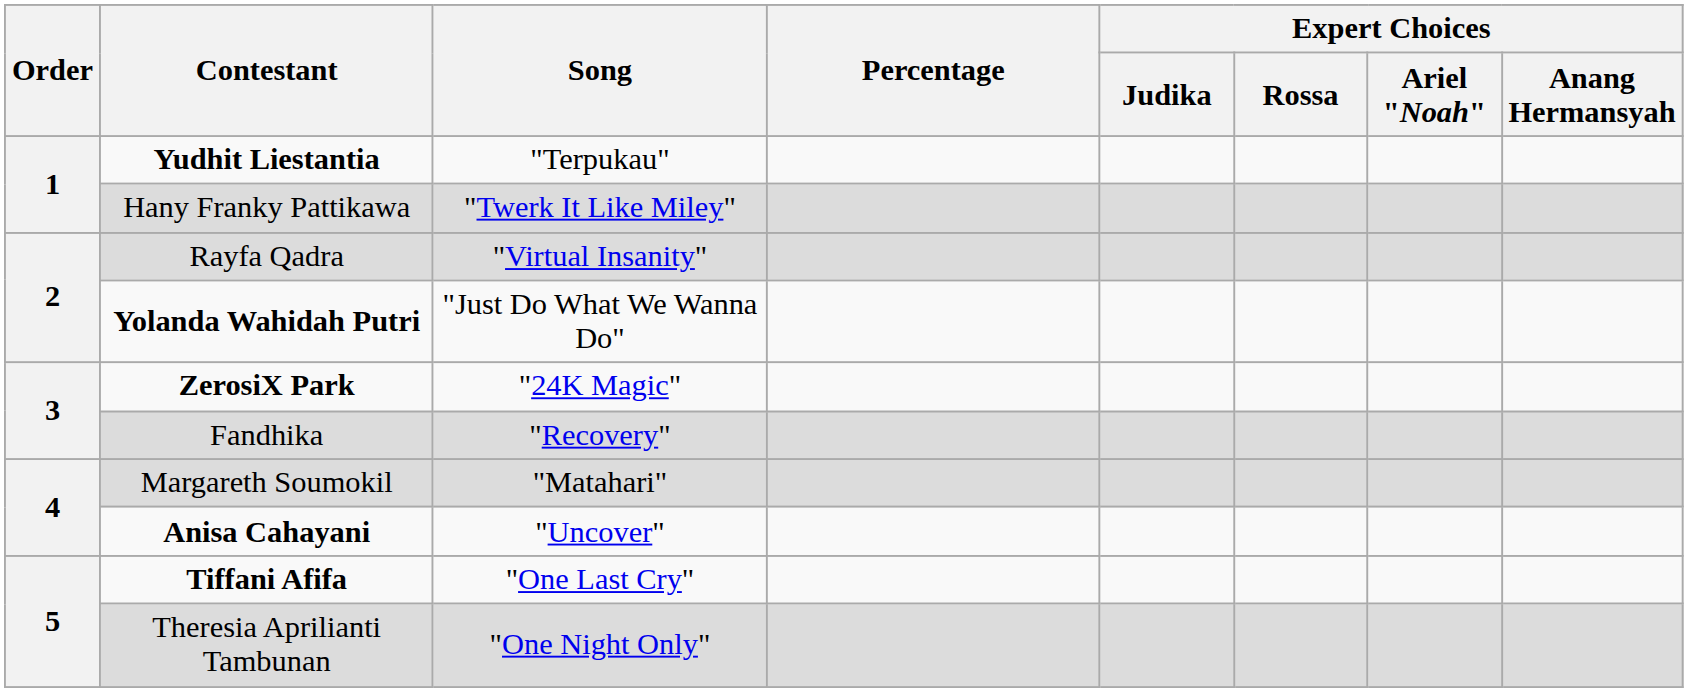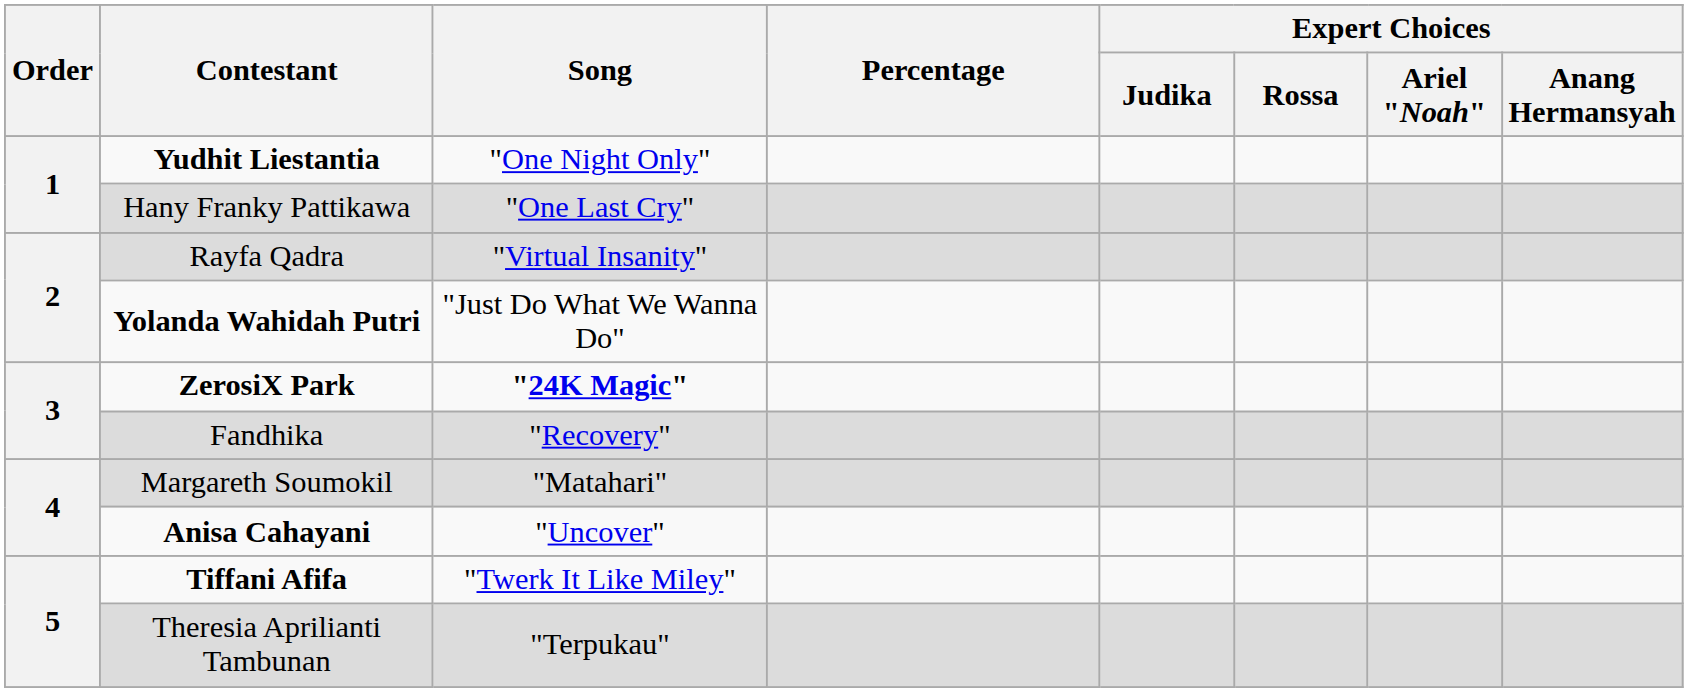(600, 159) "Terpukau" -> (600, 159) "One Night Only"
(600, 207) "Twerk It Like Miley" -> (600, 207) "One Last Cry"
(600, 386) normal -> (600, 386) bold
(600, 579) "One Last Cry" -> (600, 579) "Twerk It Like Miley"
(600, 644) "One Night Only" -> (600, 644) "Terpukau"
